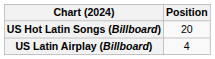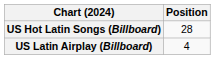(187, 29) 20 -> (187, 29) 28
